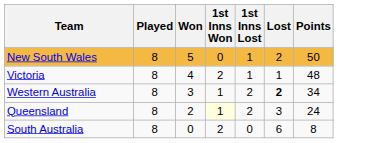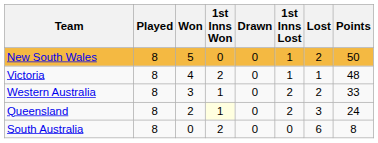+ column: (255, 26)
(279, 93) bold -> (319, 93) normal
(313, 93) 34 -> (353, 93) 33
